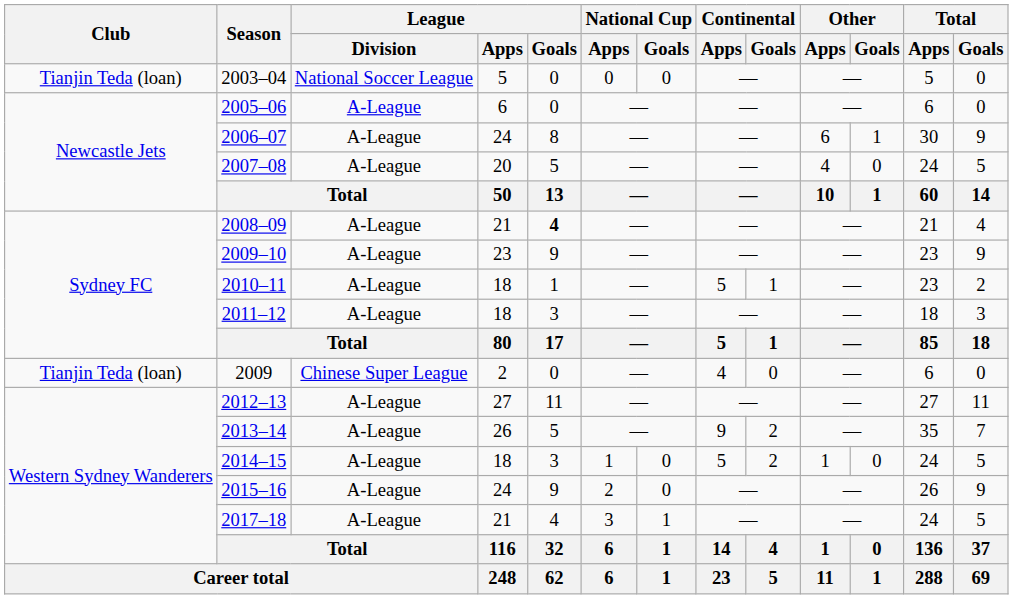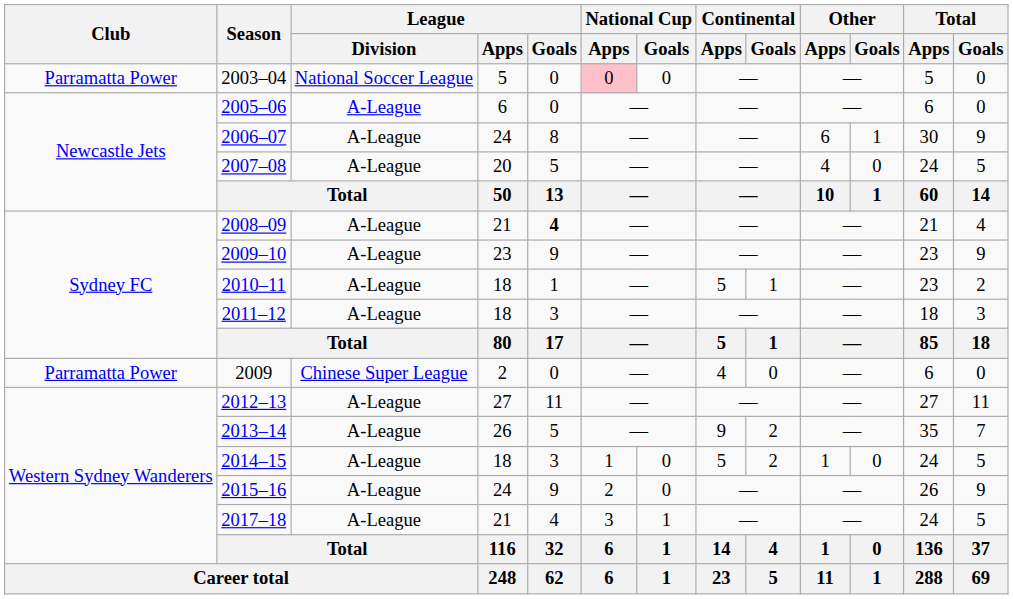(111, 78) Tianjin Teda (loan) -> (111, 78) Parramatta Power
(609, 78) no background -> (609, 78) pink background
(111, 372) Tianjin Teda (loan) -> (111, 372) Parramatta Power
